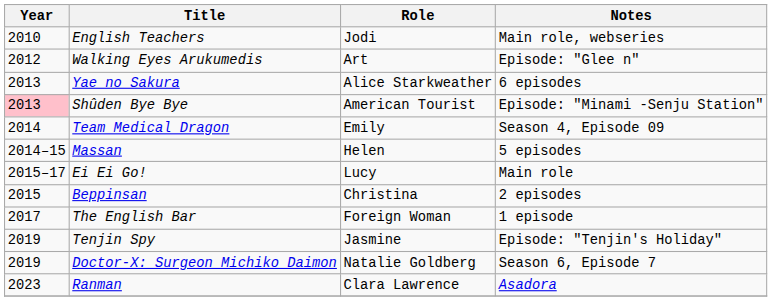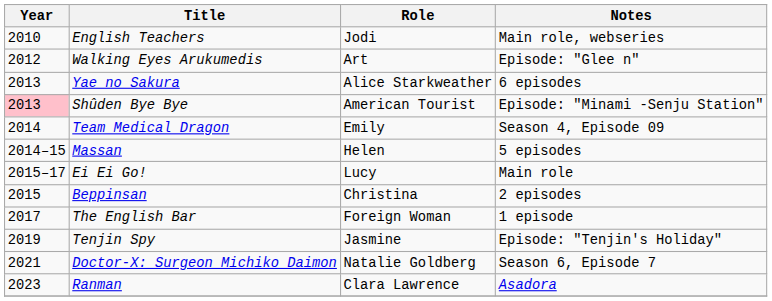(24, 263) 2019 -> (24, 263) 2021
